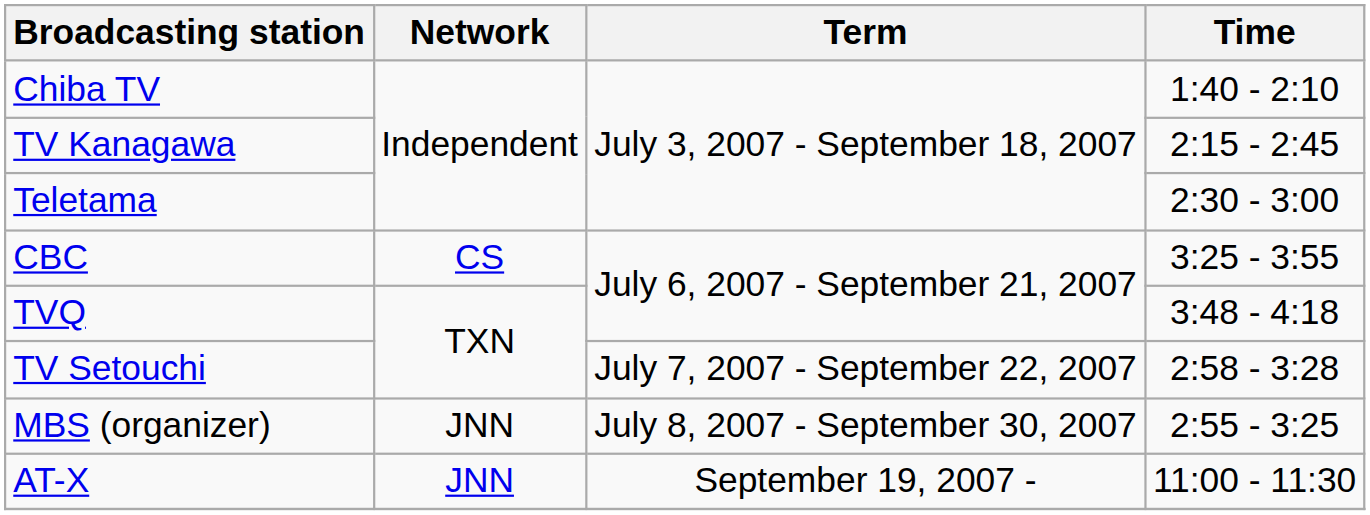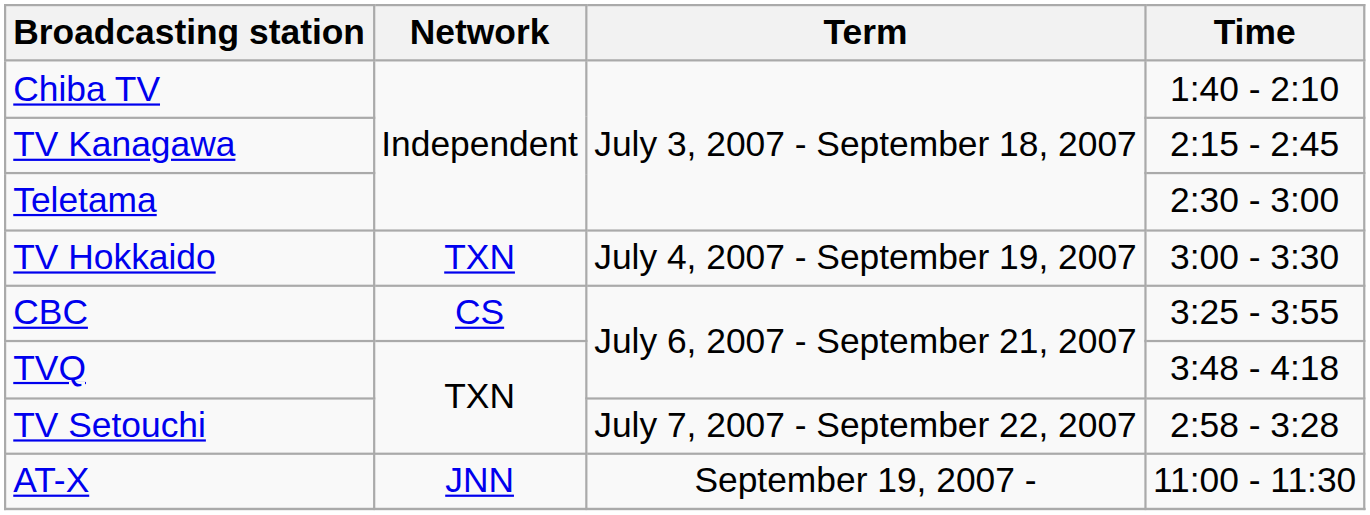+ row: (114, 256)
- row: (142, 425)
